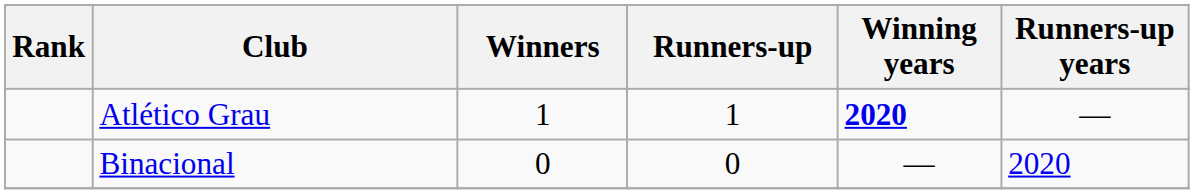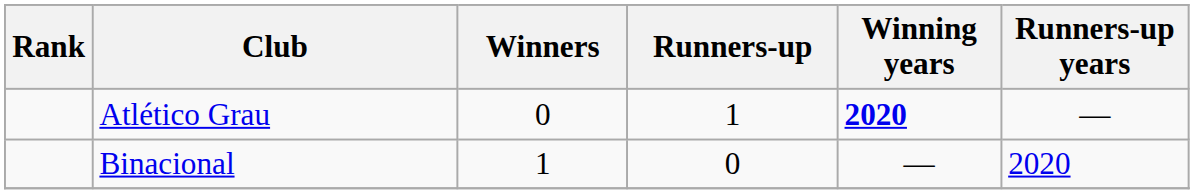(543, 113) 1 -> (543, 113) 0
(543, 163) 0 -> (543, 163) 1
